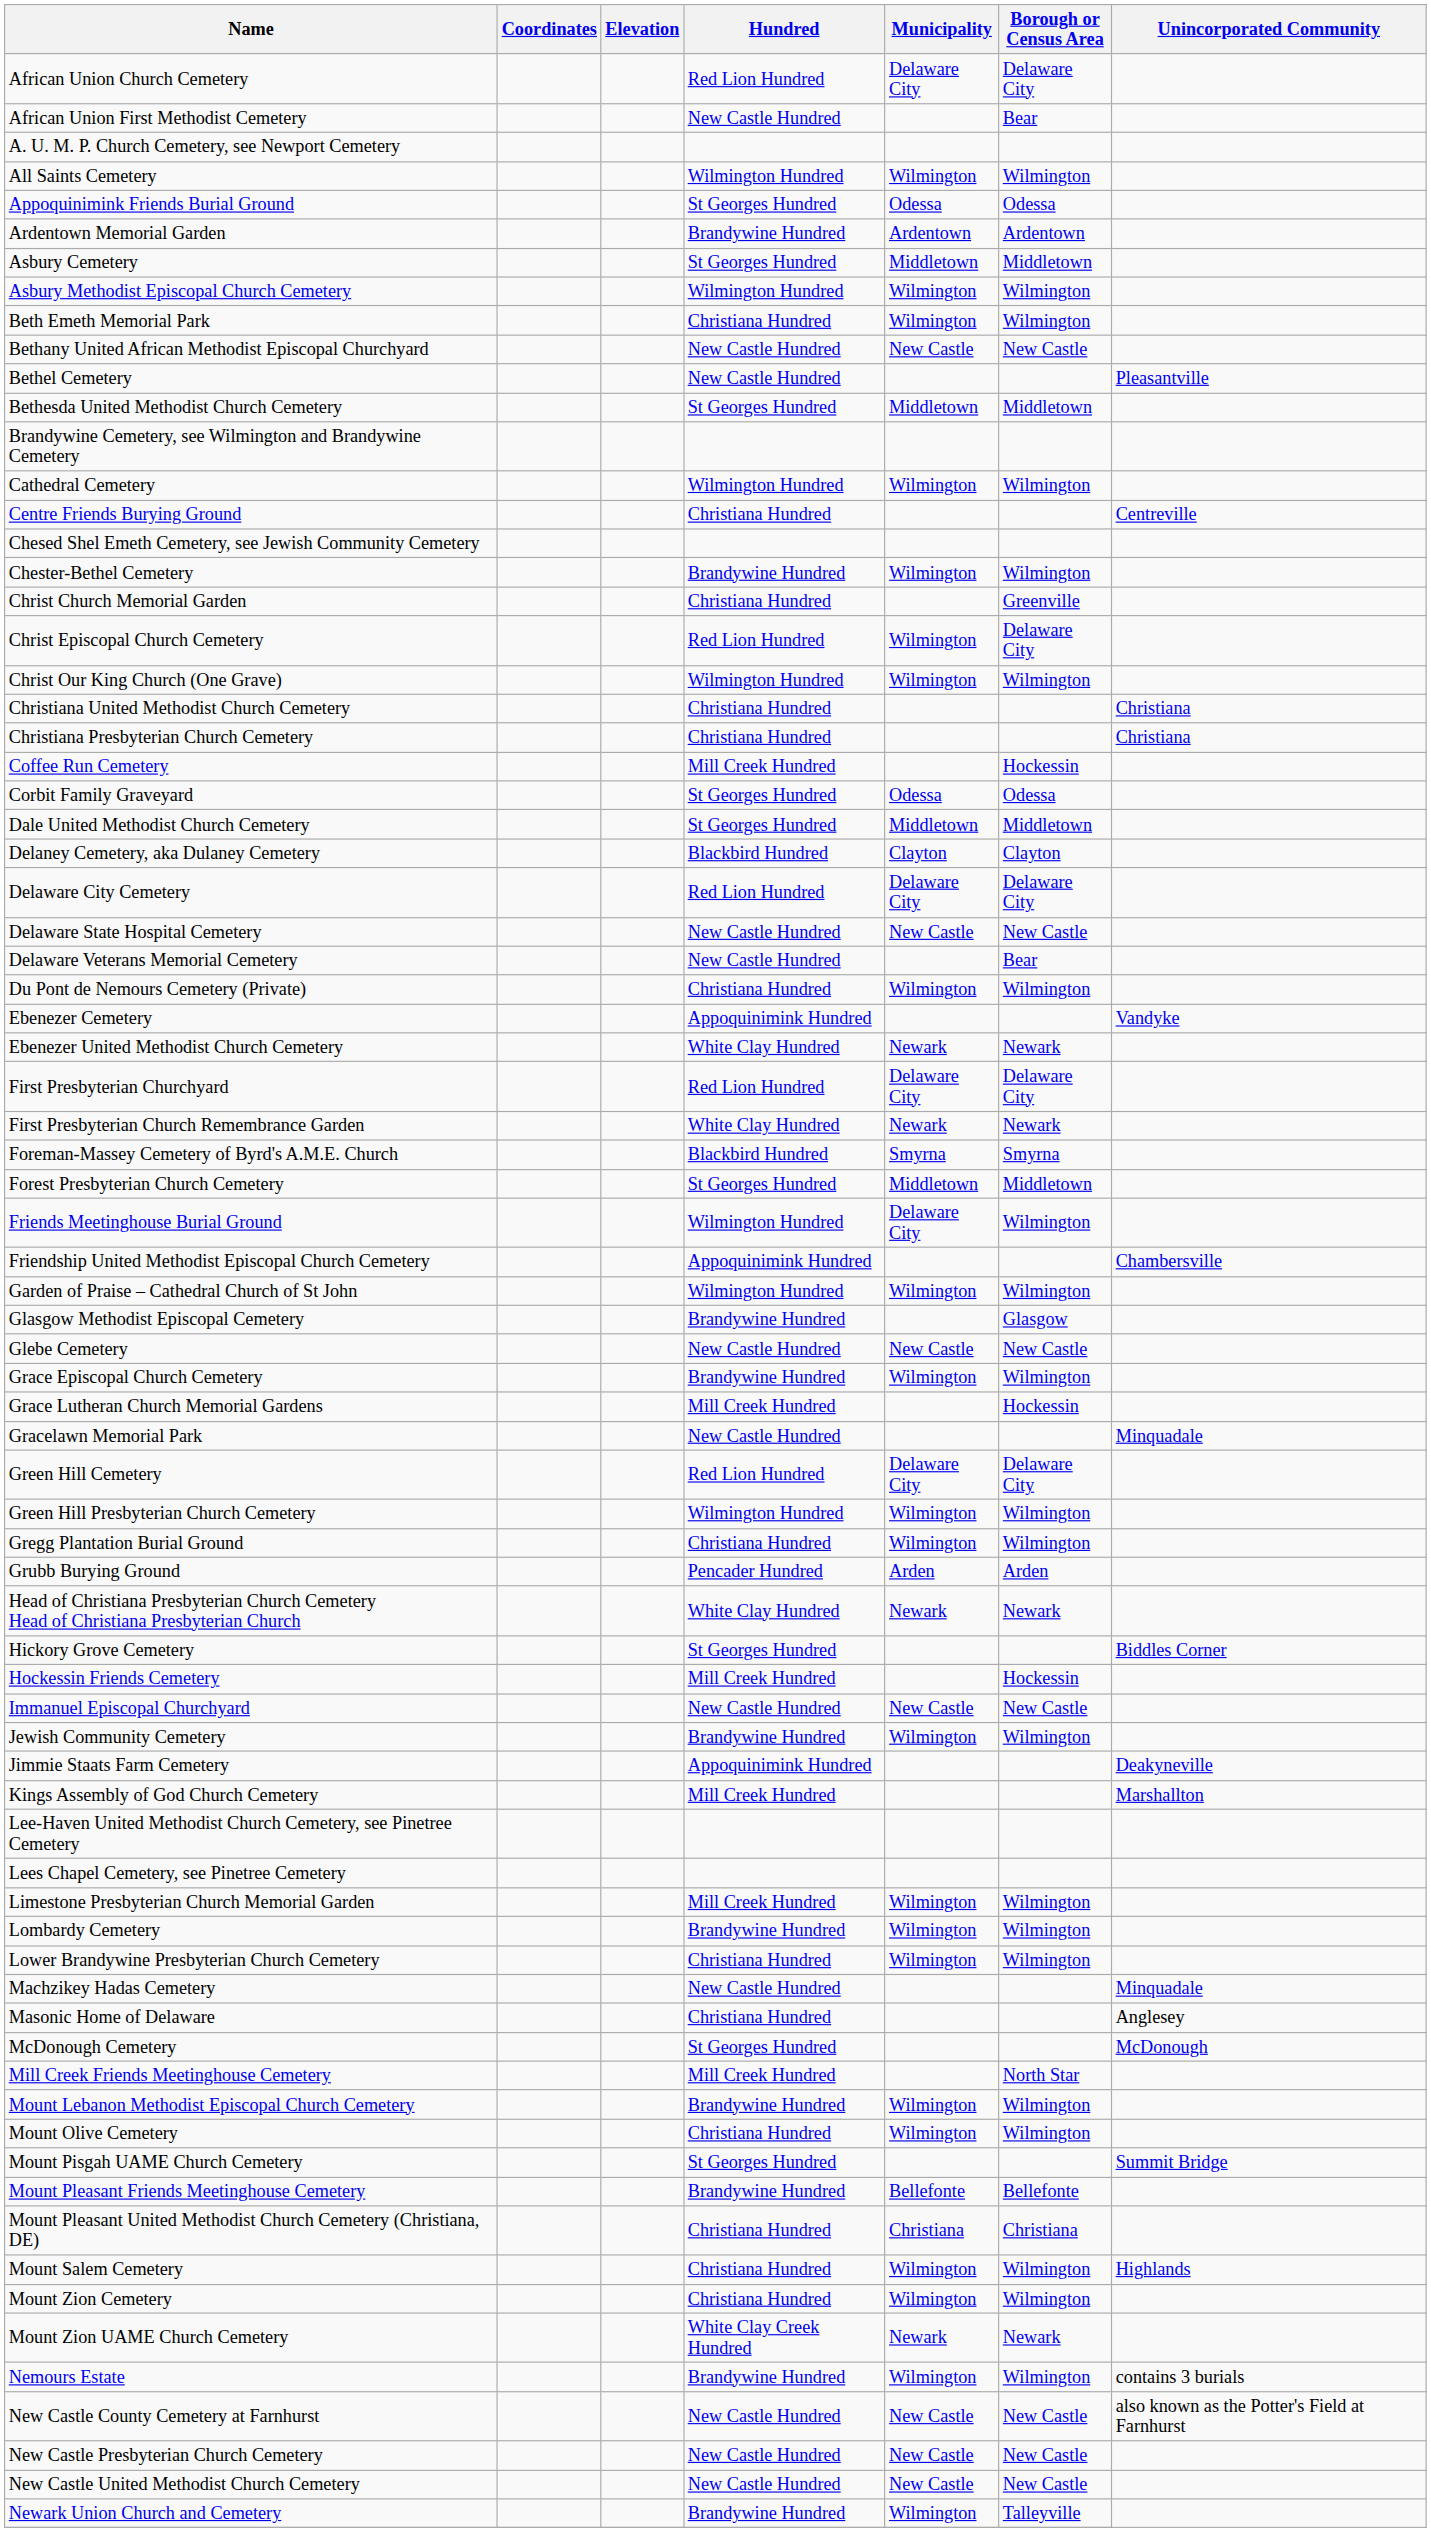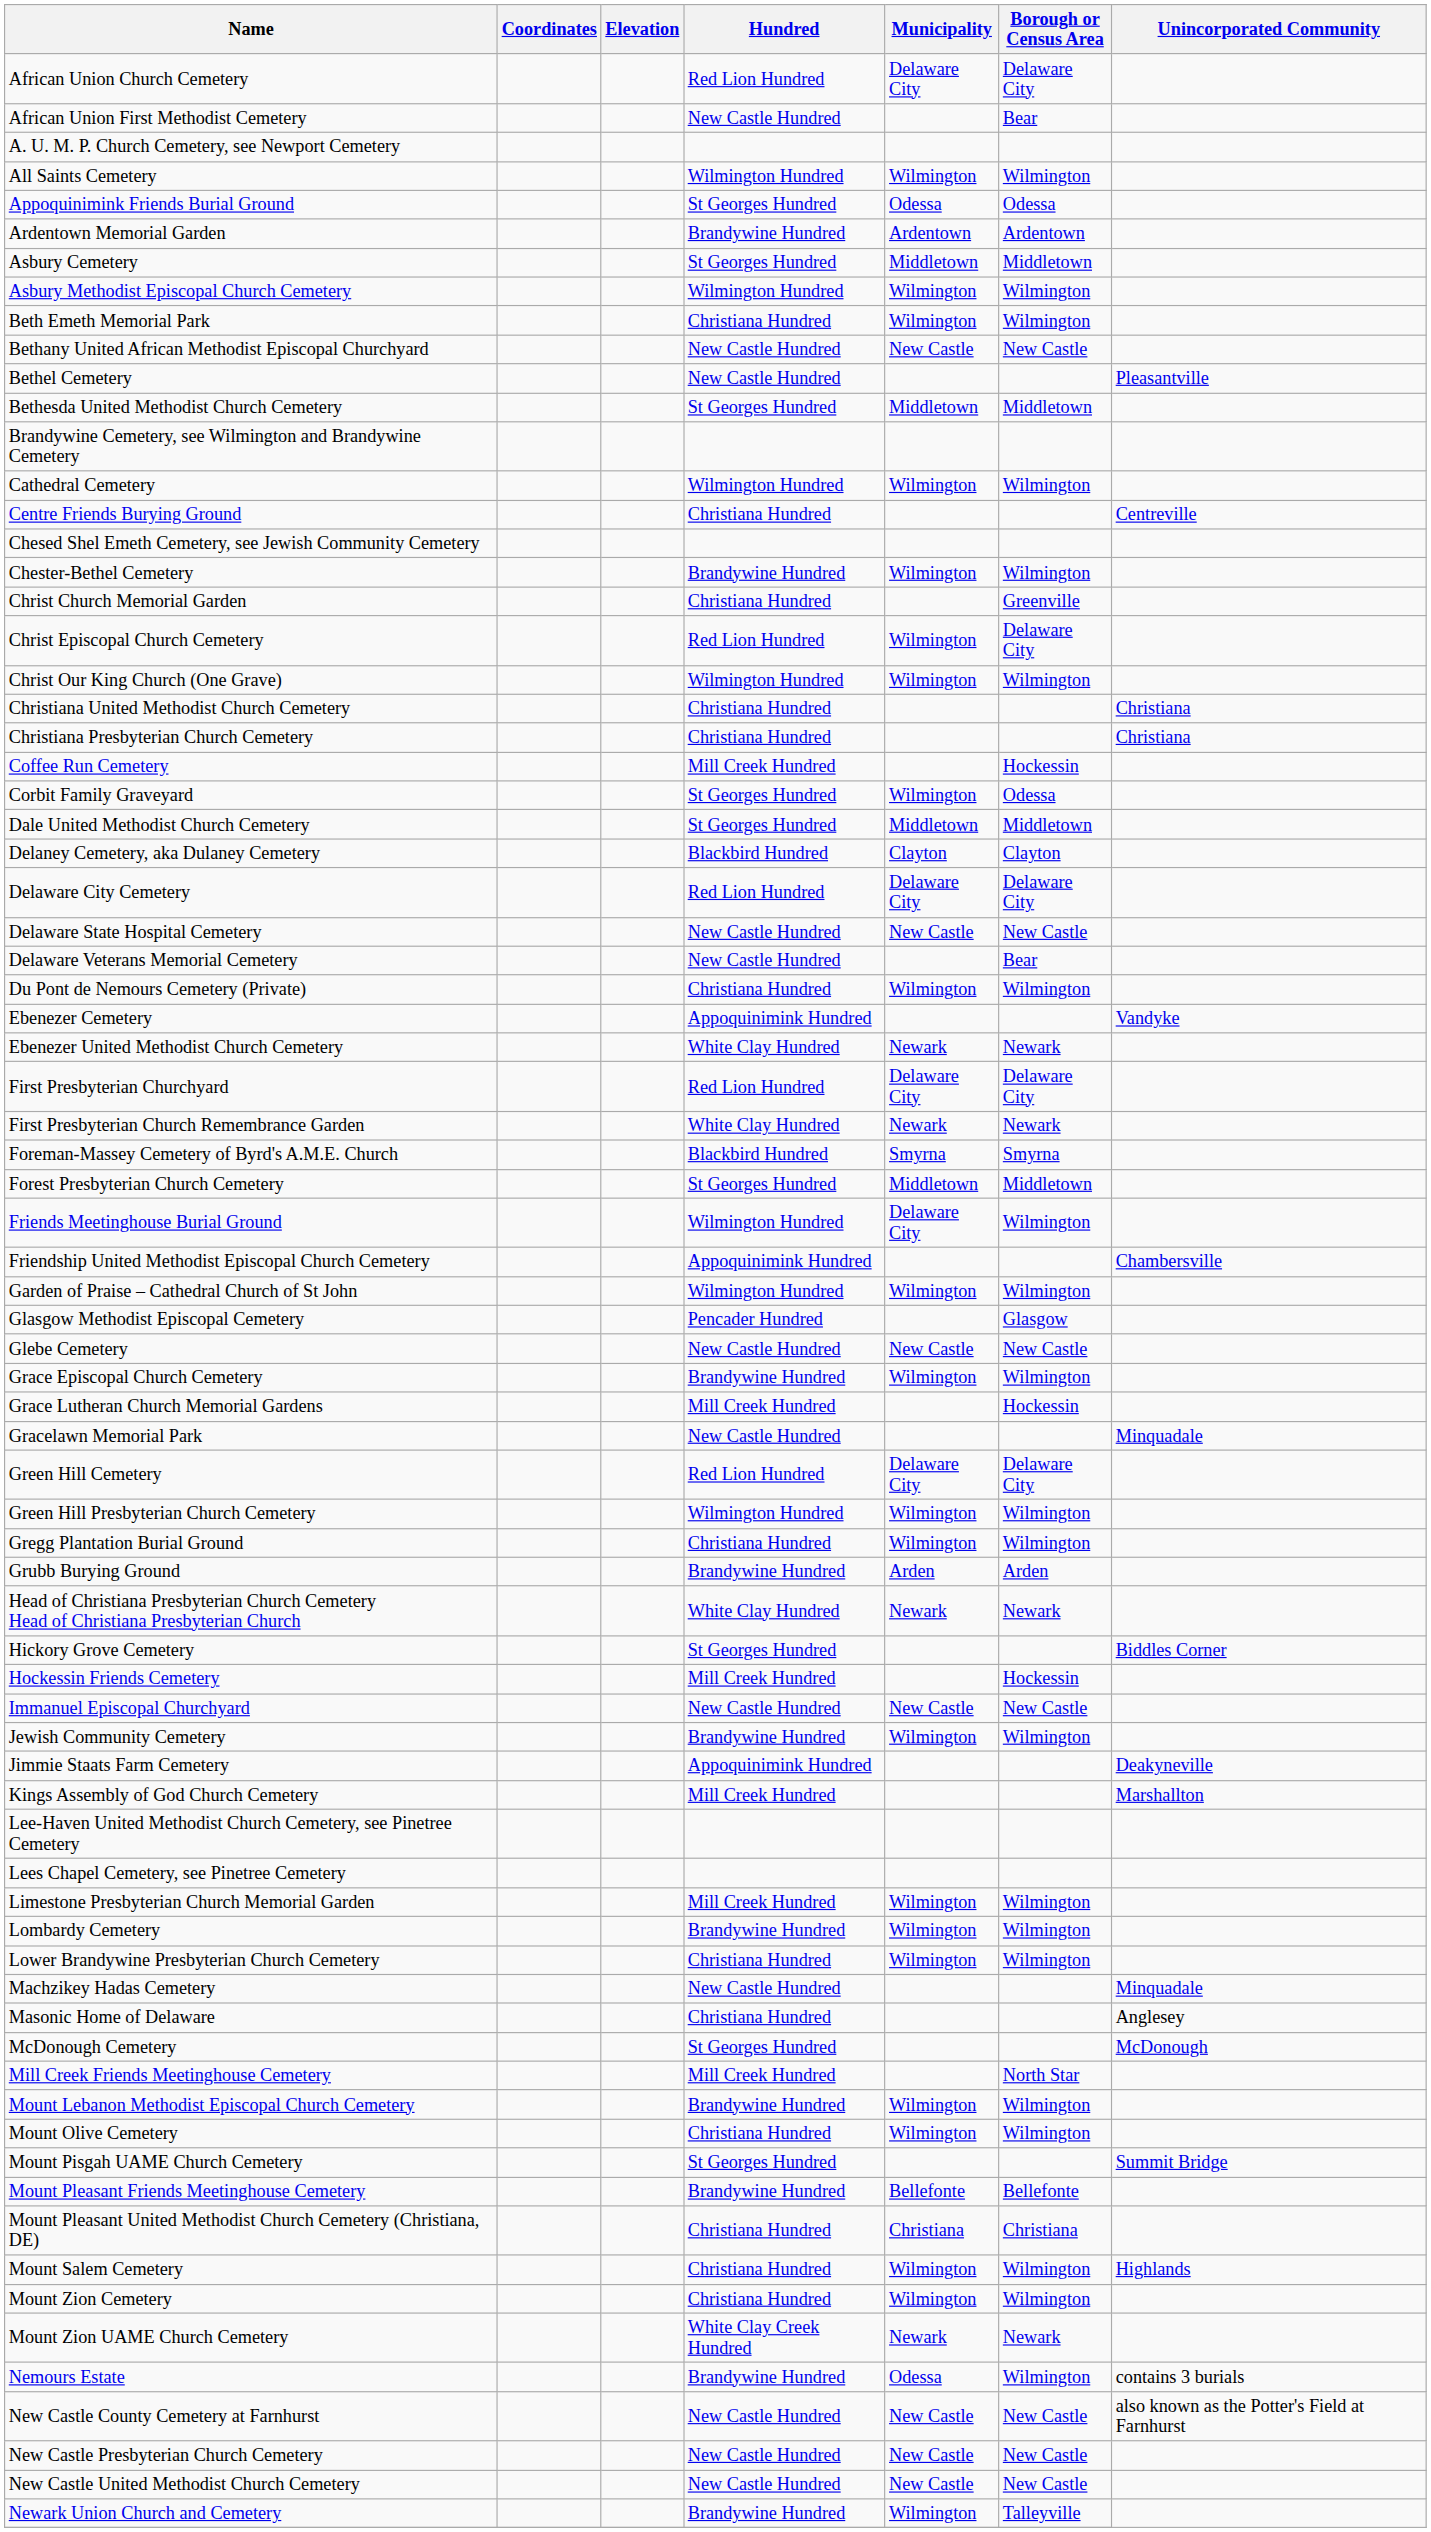(915, 795) Odessa -> (933, 795) Wilmington
(766, 1319) Brandywine Hundred -> (755, 1319) Pencader Hundred
(755, 1571) Pencader Hundred -> (766, 1571) Brandywine Hundred
(933, 2376) Wilmington -> (915, 2376) Odessa
